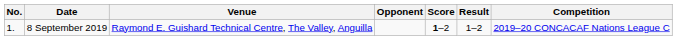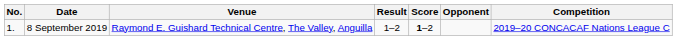columns swapped: (400, 12) <-> (474, 12)
